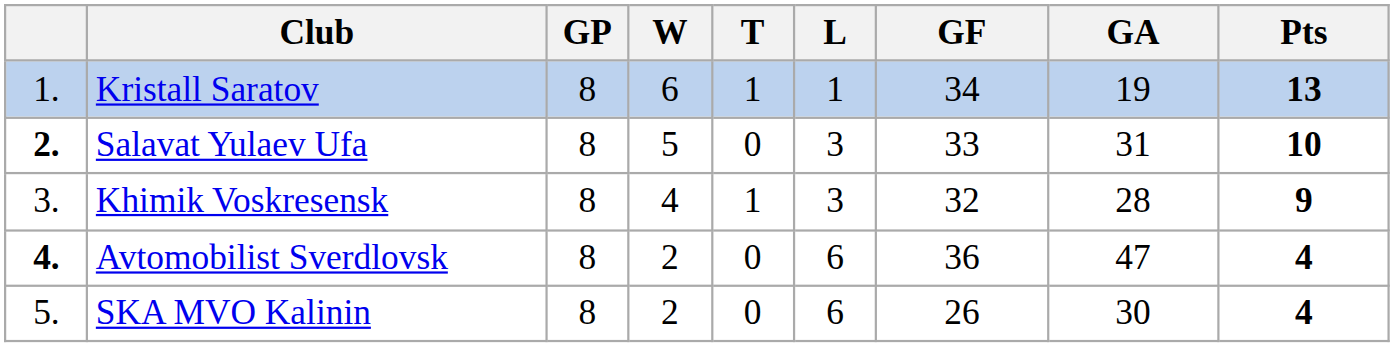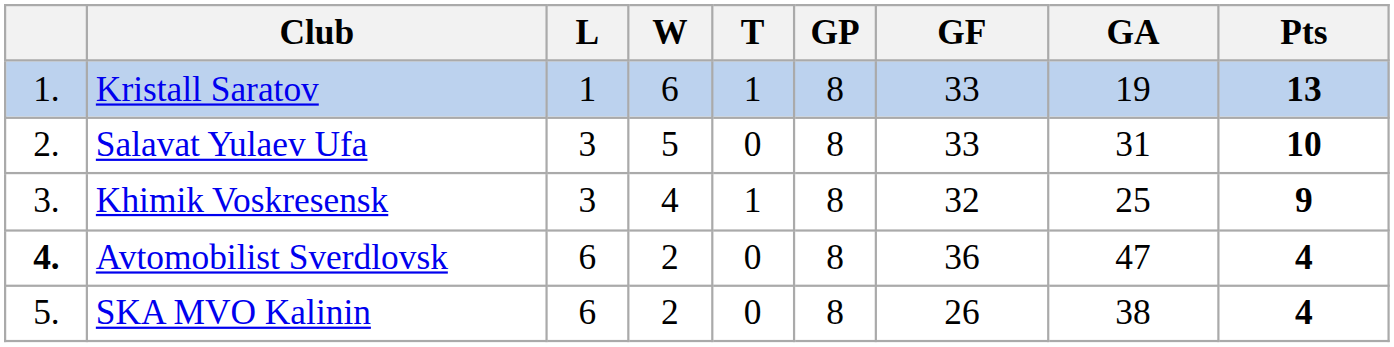columns swapped: (587, 32) <-> (835, 32)
(962, 88) 34 -> (962, 88) 33
(46, 144) bold -> (46, 144) normal
(1133, 200) 28 -> (1133, 200) 25
(1133, 312) 30 -> (1133, 312) 38
